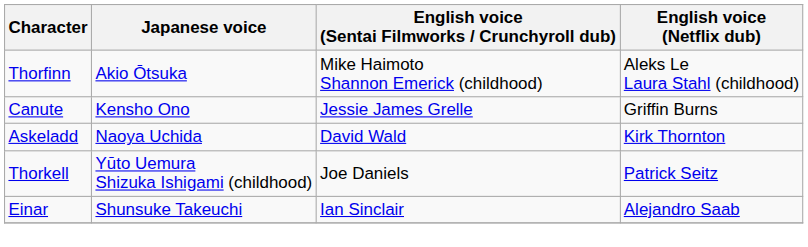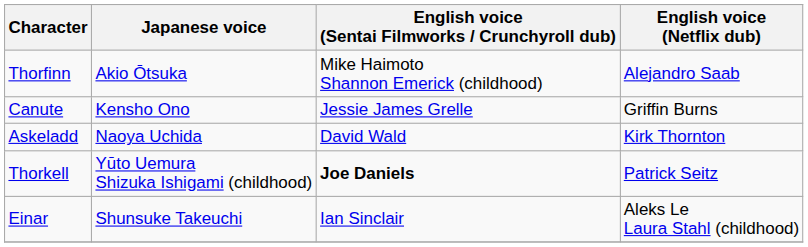(711, 73) Aleks Le Laura Stahl (childhood) -> (682, 73) Alejandro Saab
(364, 173) normal -> (367, 173) bold
(682, 209) Alejandro Saab -> (711, 219) Aleks Le Laura Stahl (childhood)
